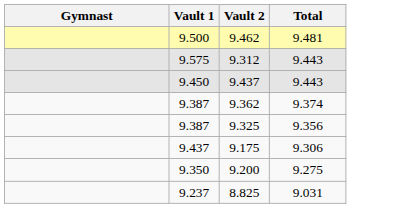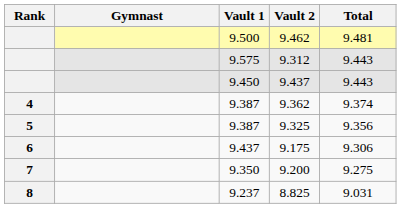+ column: (30, 15)
